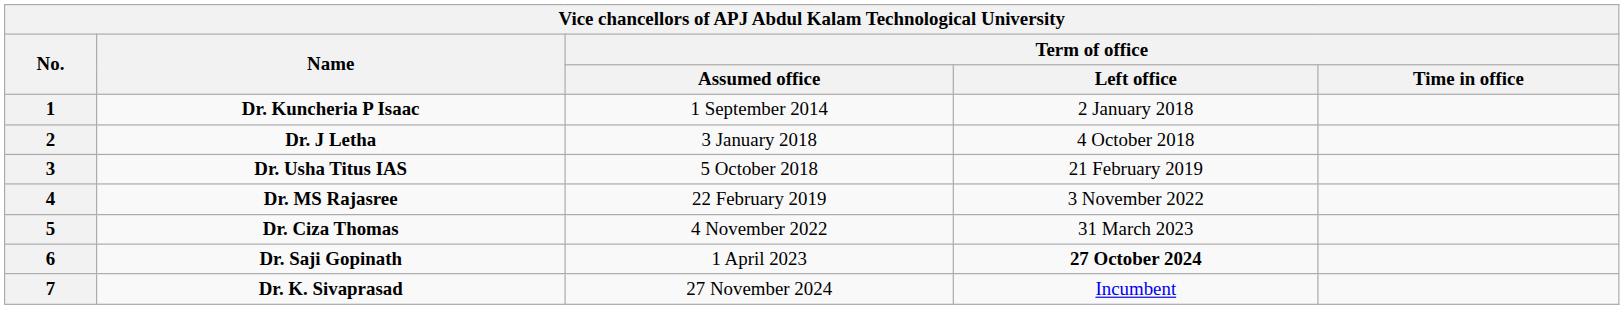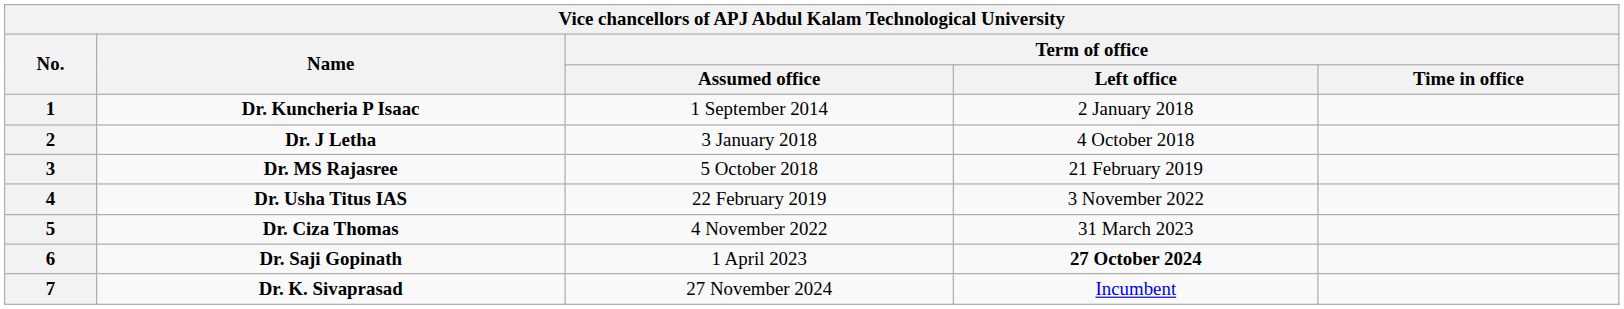(331, 169) Dr. Usha Titus IAS -> (331, 169) Dr. MS Rajasree
(331, 199) Dr. MS Rajasree -> (331, 199) Dr. Usha Titus IAS
